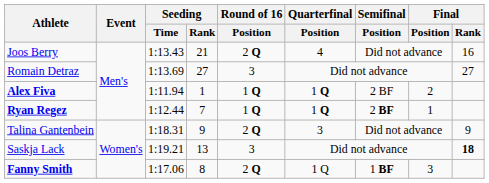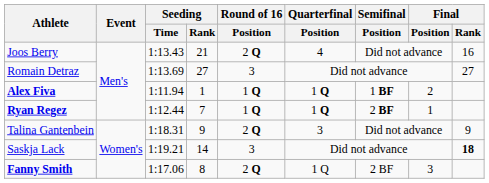(382, 91) 2 BF -> (382, 91) 1 BF
(202, 149) 13 -> (202, 149) 14
(382, 169) 1 BF -> (382, 169) 2 BF
